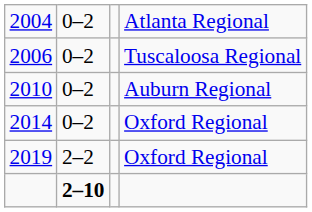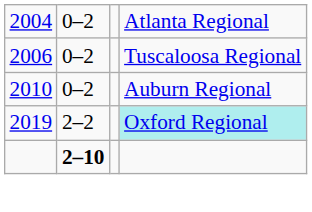- row: (31, 122)
(196, 156) no background -> (196, 122) paleturquoise background
